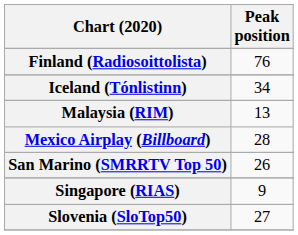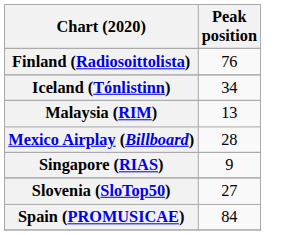- row: (118, 165)
+ row: (101, 216)
